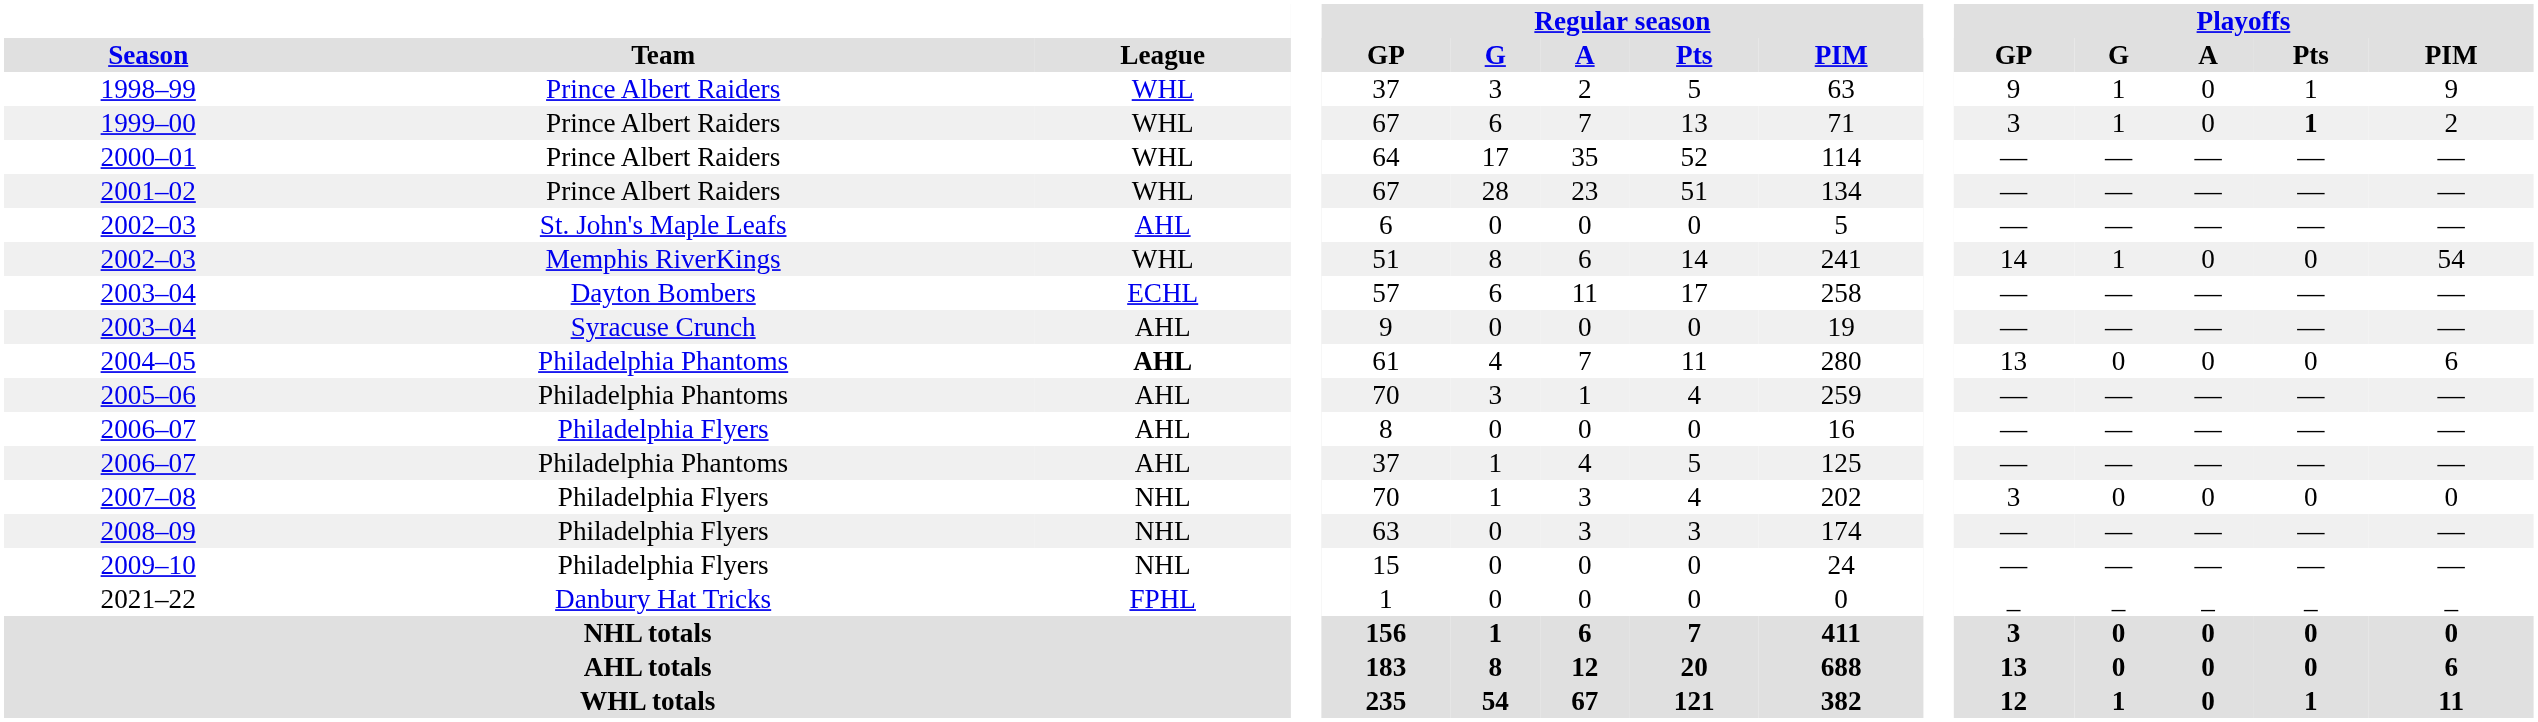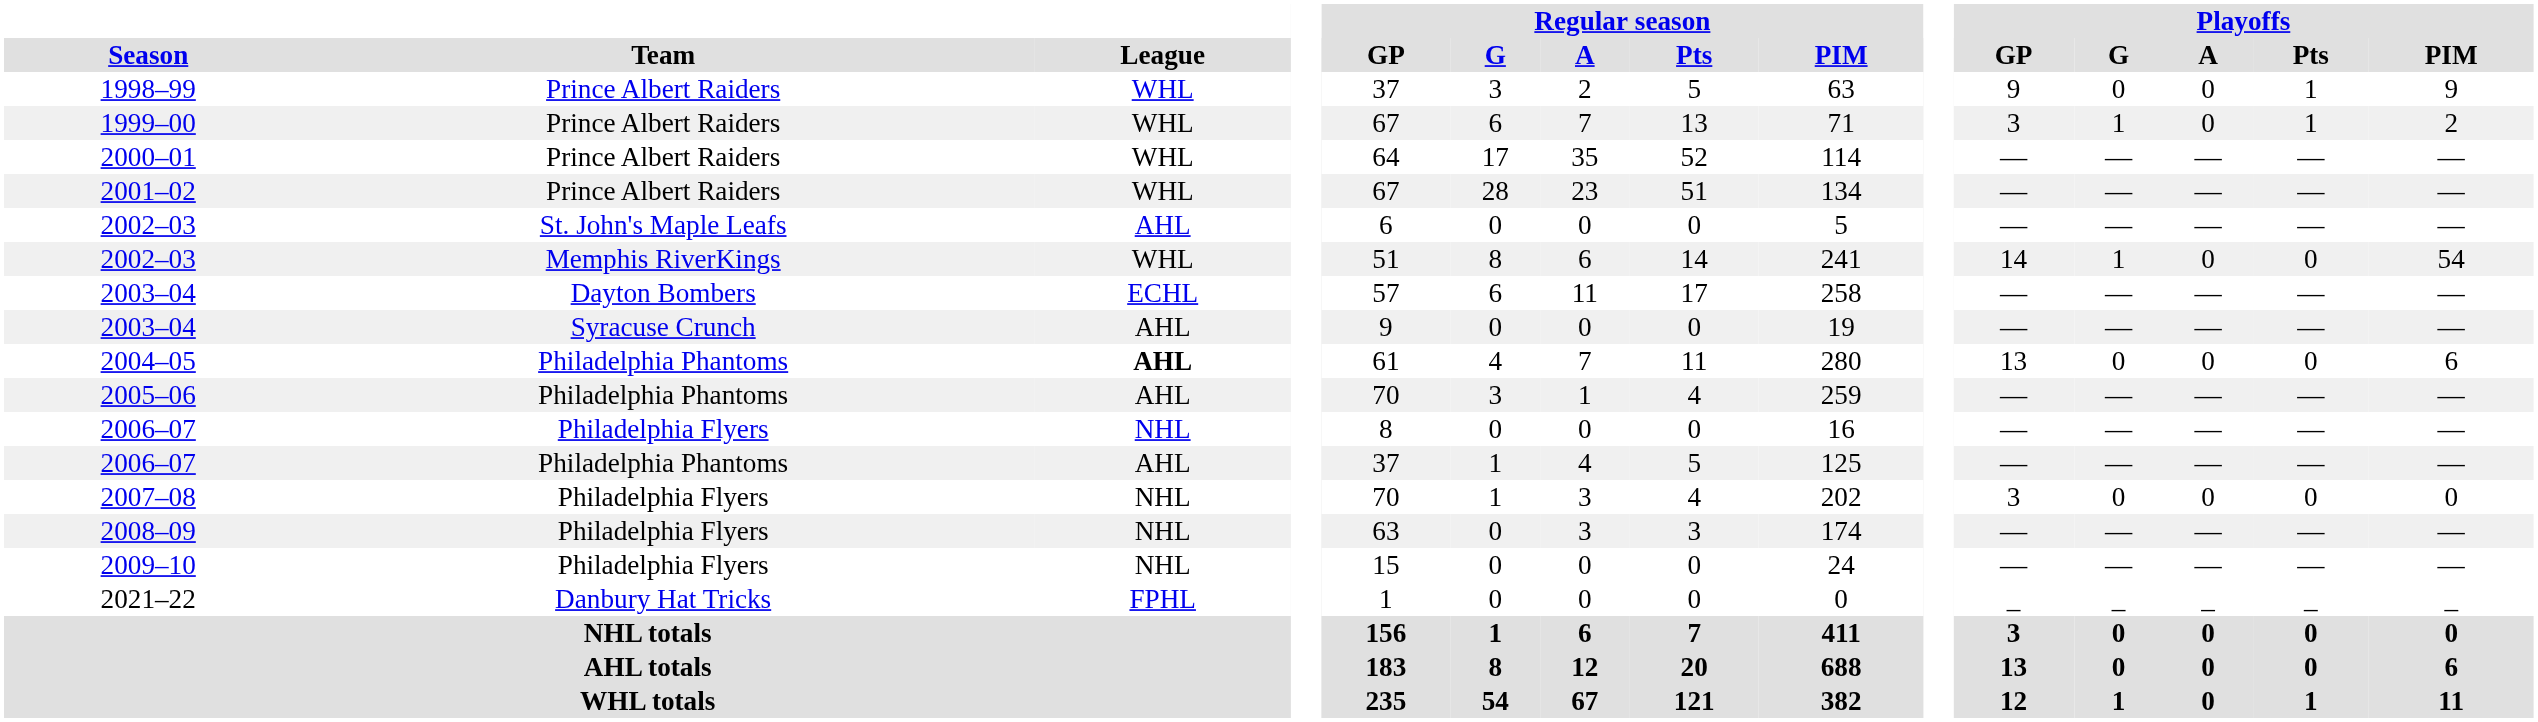(2119, 88) 1 -> (2119, 88) 0
(2311, 122) bold -> (2311, 122) normal
(1163, 428) AHL -> (1163, 428) NHL
